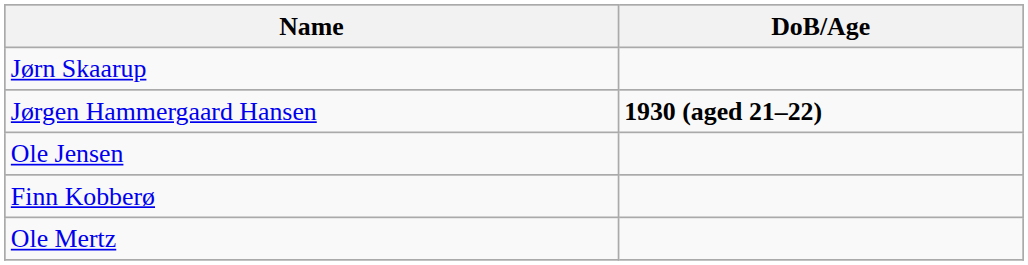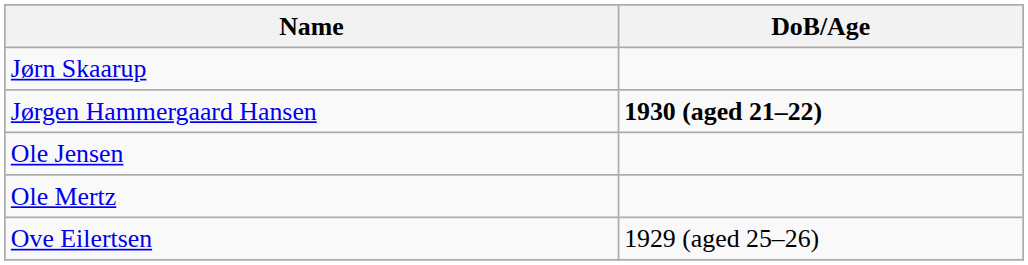- row: (83, 196)
+ row: (81, 239)
